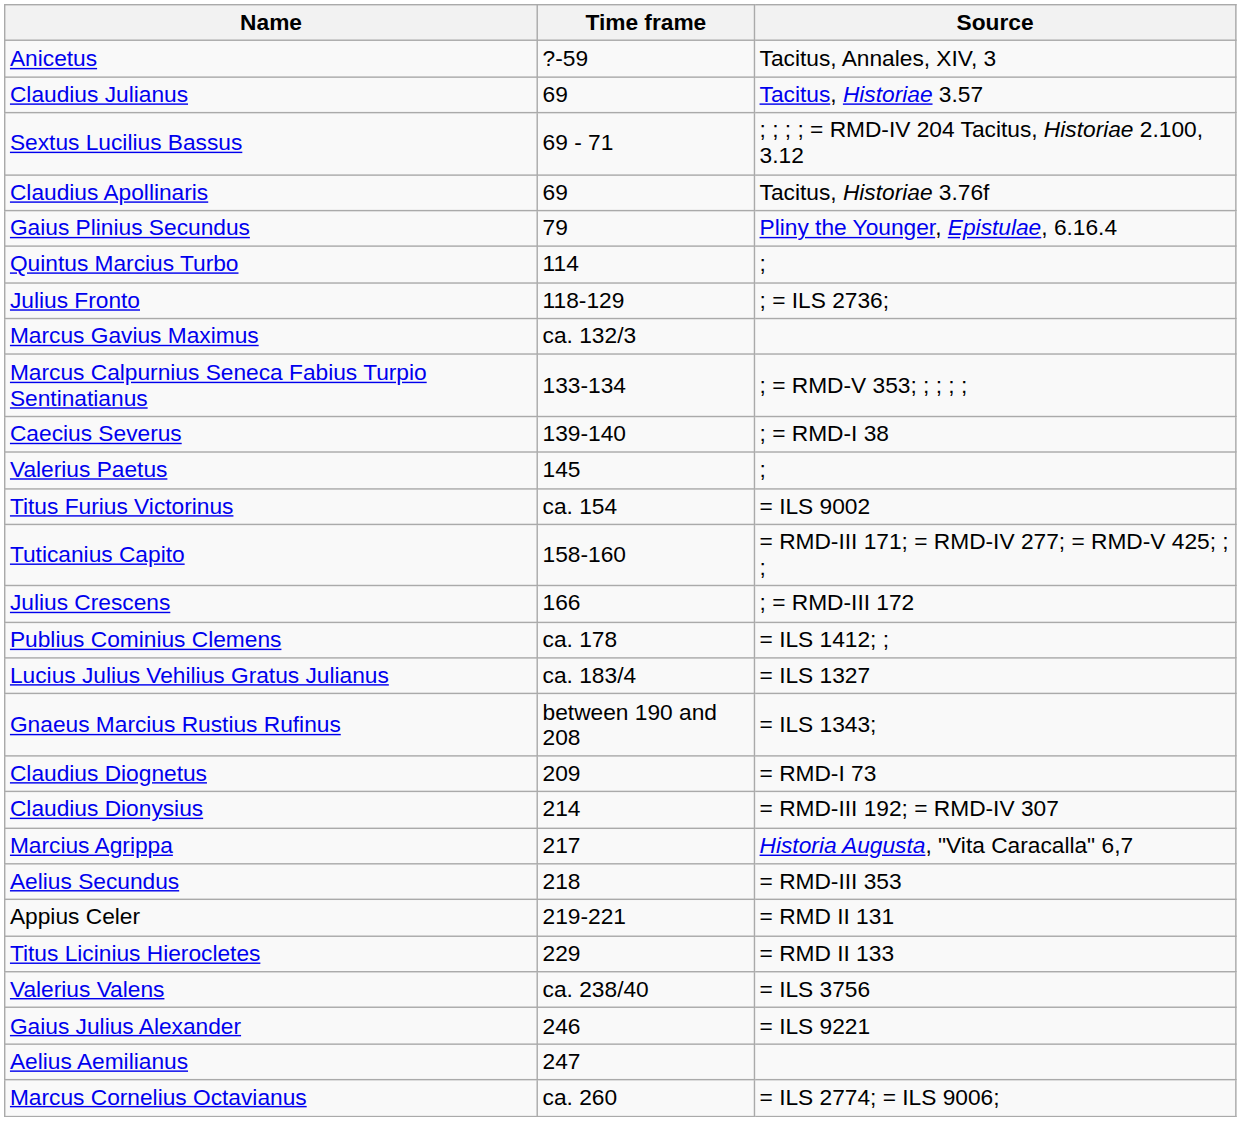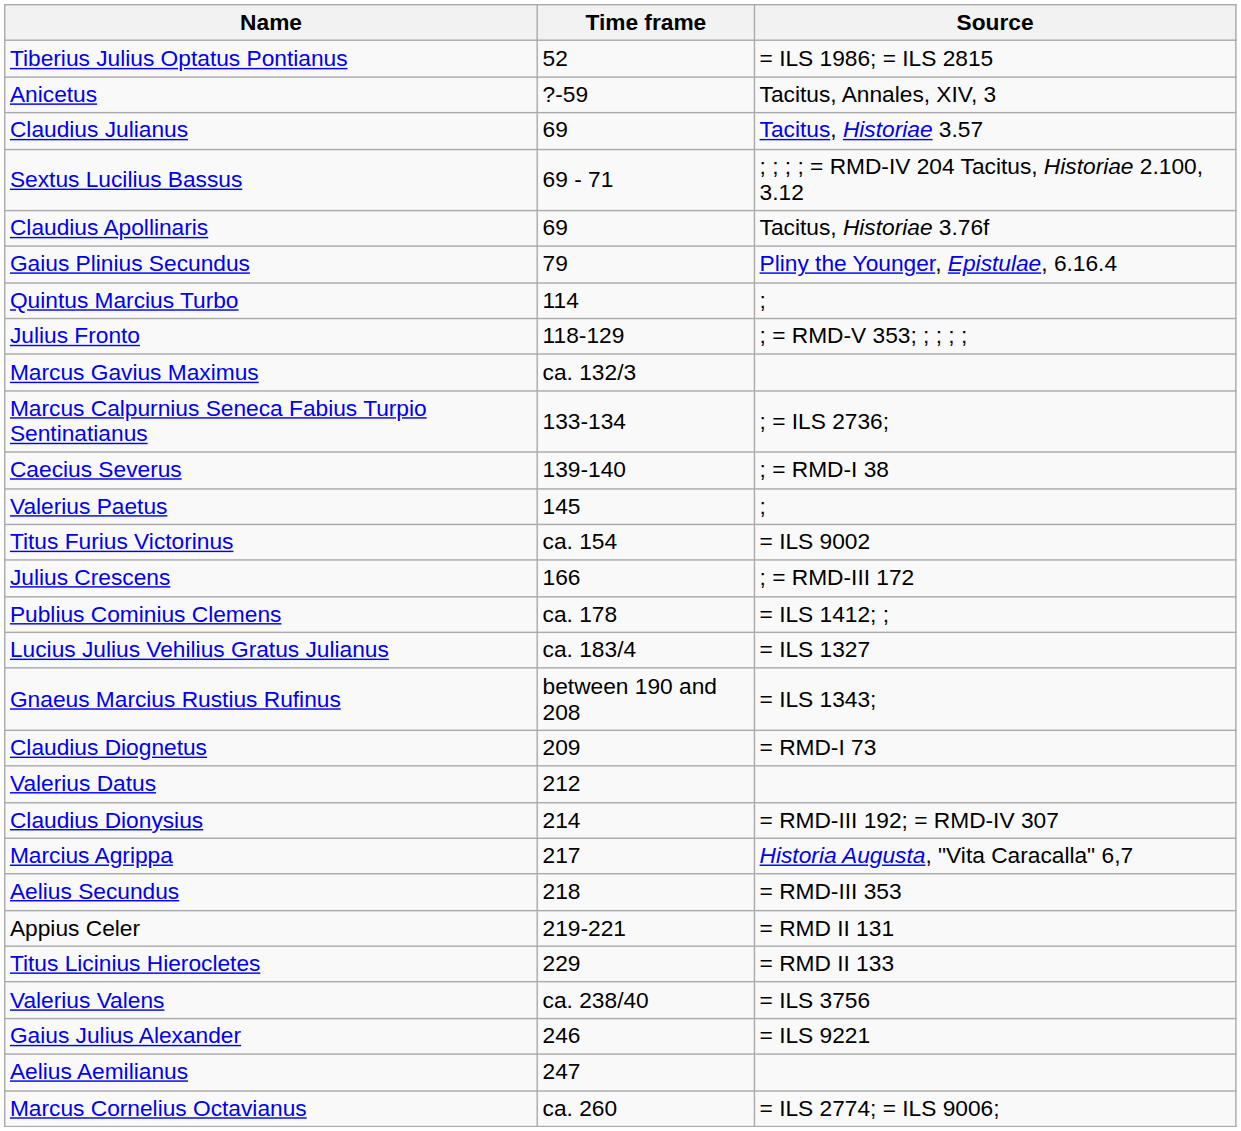+ row: (179, 58)
(824, 300) ; = ILS 2736; -> (863, 336) ; = RMD-V 353; ; ; ; ;
(863, 385) ; = RMD-V 353; ; ; ; ; -> (824, 421) ; = ILS 2736;
- row: (97, 554)
+ row: (83, 783)
